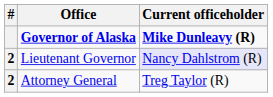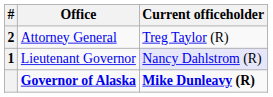rows swapped: (78, 37) <-> (69, 80)
(11, 59) 2 -> (11, 59) 1
